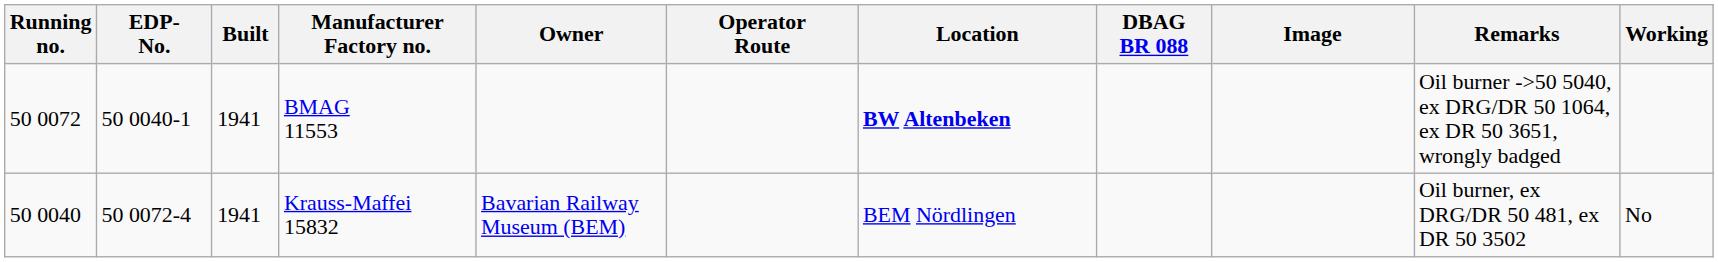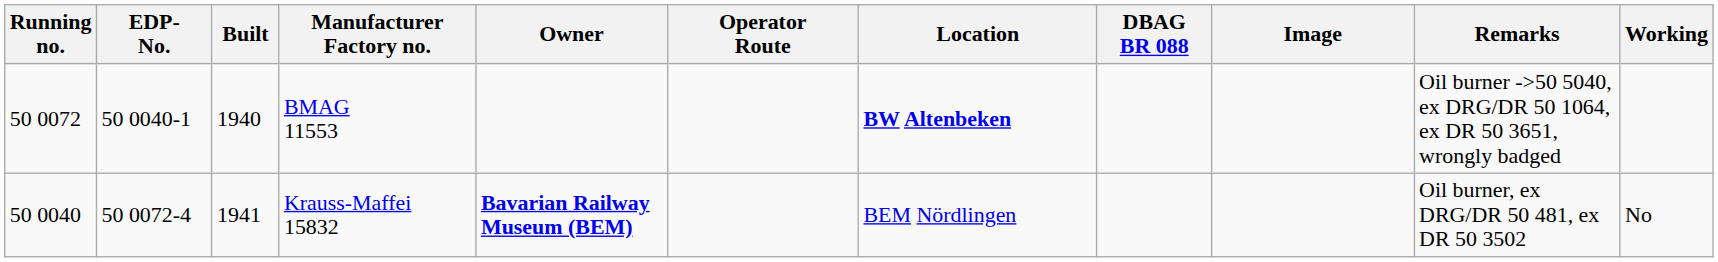(239, 118) 1941 -> (239, 118) 1940
(560, 214) normal -> (565, 214) bold
